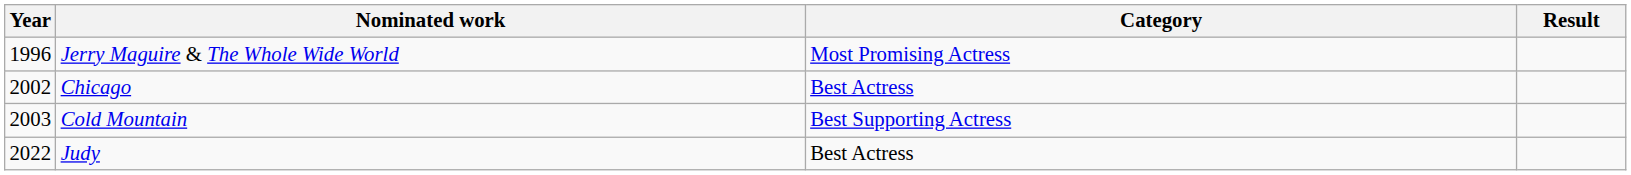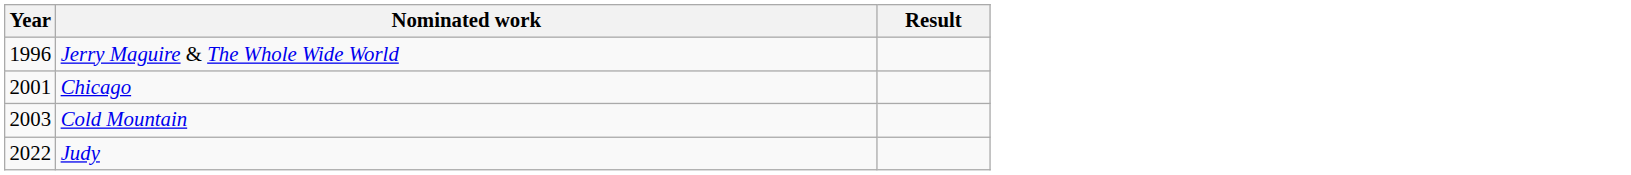- column: (1161, 20)
(30, 86) 2002 -> (30, 86) 2001
